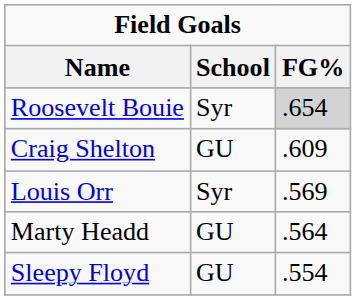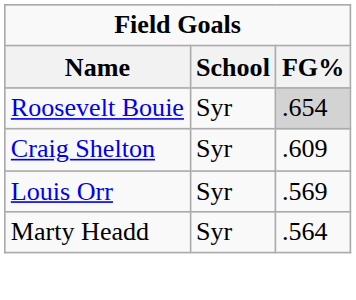(215, 149) GU -> (214, 149) Syr
(215, 231) GU -> (214, 231) Syr
- row: (80, 273)
